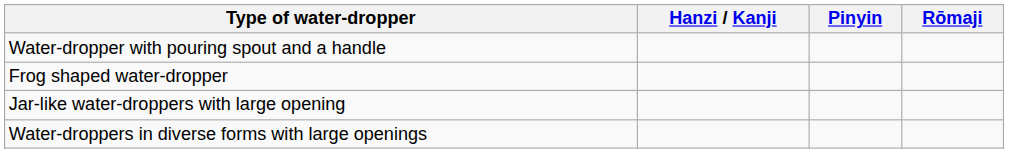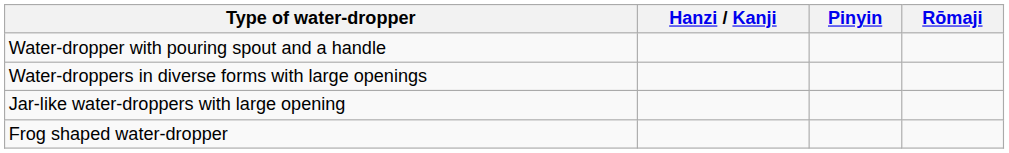rows swapped: (218, 133) <-> (118, 76)
